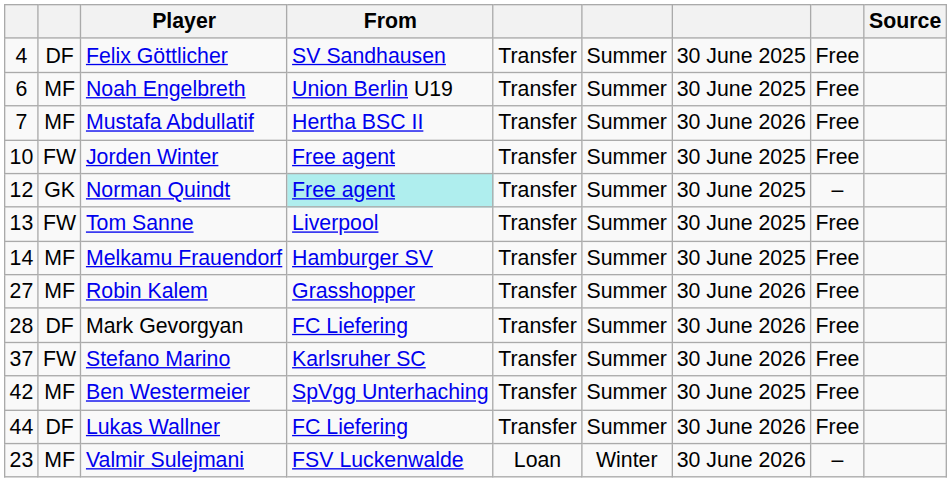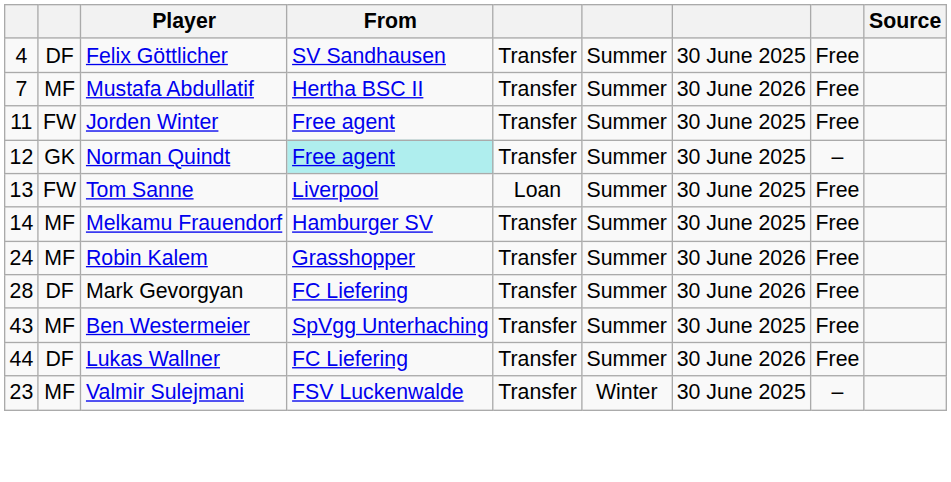- row: (166, 88)
(21, 156) 10 -> (21, 122) 11
(538, 223) Transfer -> (537, 190) Loan
(21, 291) 27 -> (21, 257) 24
- row: (158, 358)
(21, 392) 42 -> (21, 325) 43
(537, 460) Loan -> (538, 392) Transfer
(741, 460) 30 June 2026 -> (741, 392) 30 June 2025
